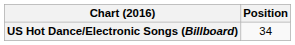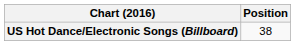(266, 31) 34 -> (266, 31) 38
